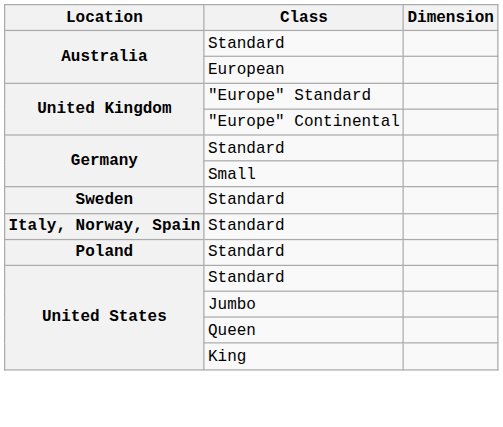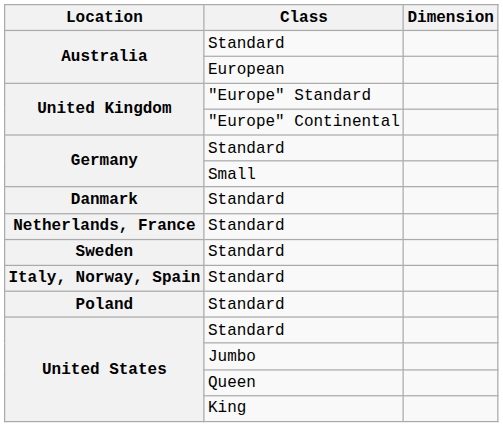+ row: (104, 200)
+ row: (104, 226)
